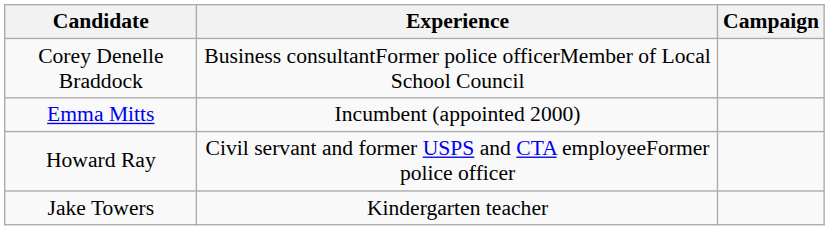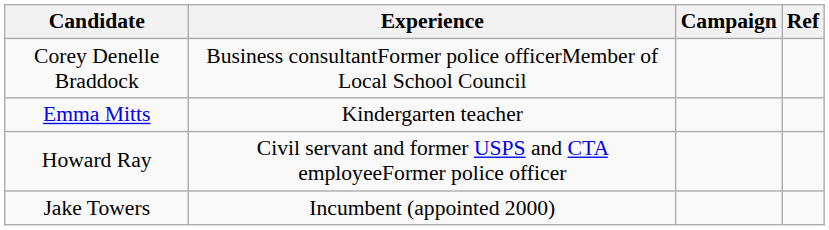+ column: (803, 21)
(458, 114) Incumbent (appointed 2000) -> (432, 114) Kindergarten teacher
(458, 207) Kindergarten teacher -> (432, 207) Incumbent (appointed 2000)
